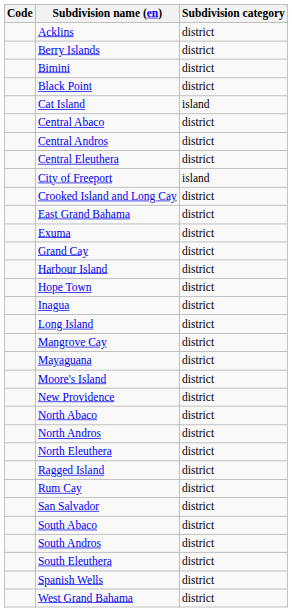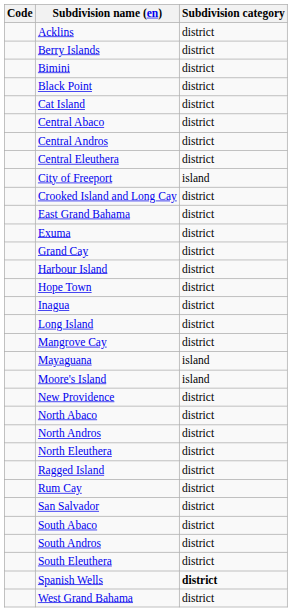(196, 104) island -> (198, 104) district
(198, 360) district -> (196, 360) island
(198, 379) district -> (196, 379) island
(198, 580) normal -> (200, 580) bold
